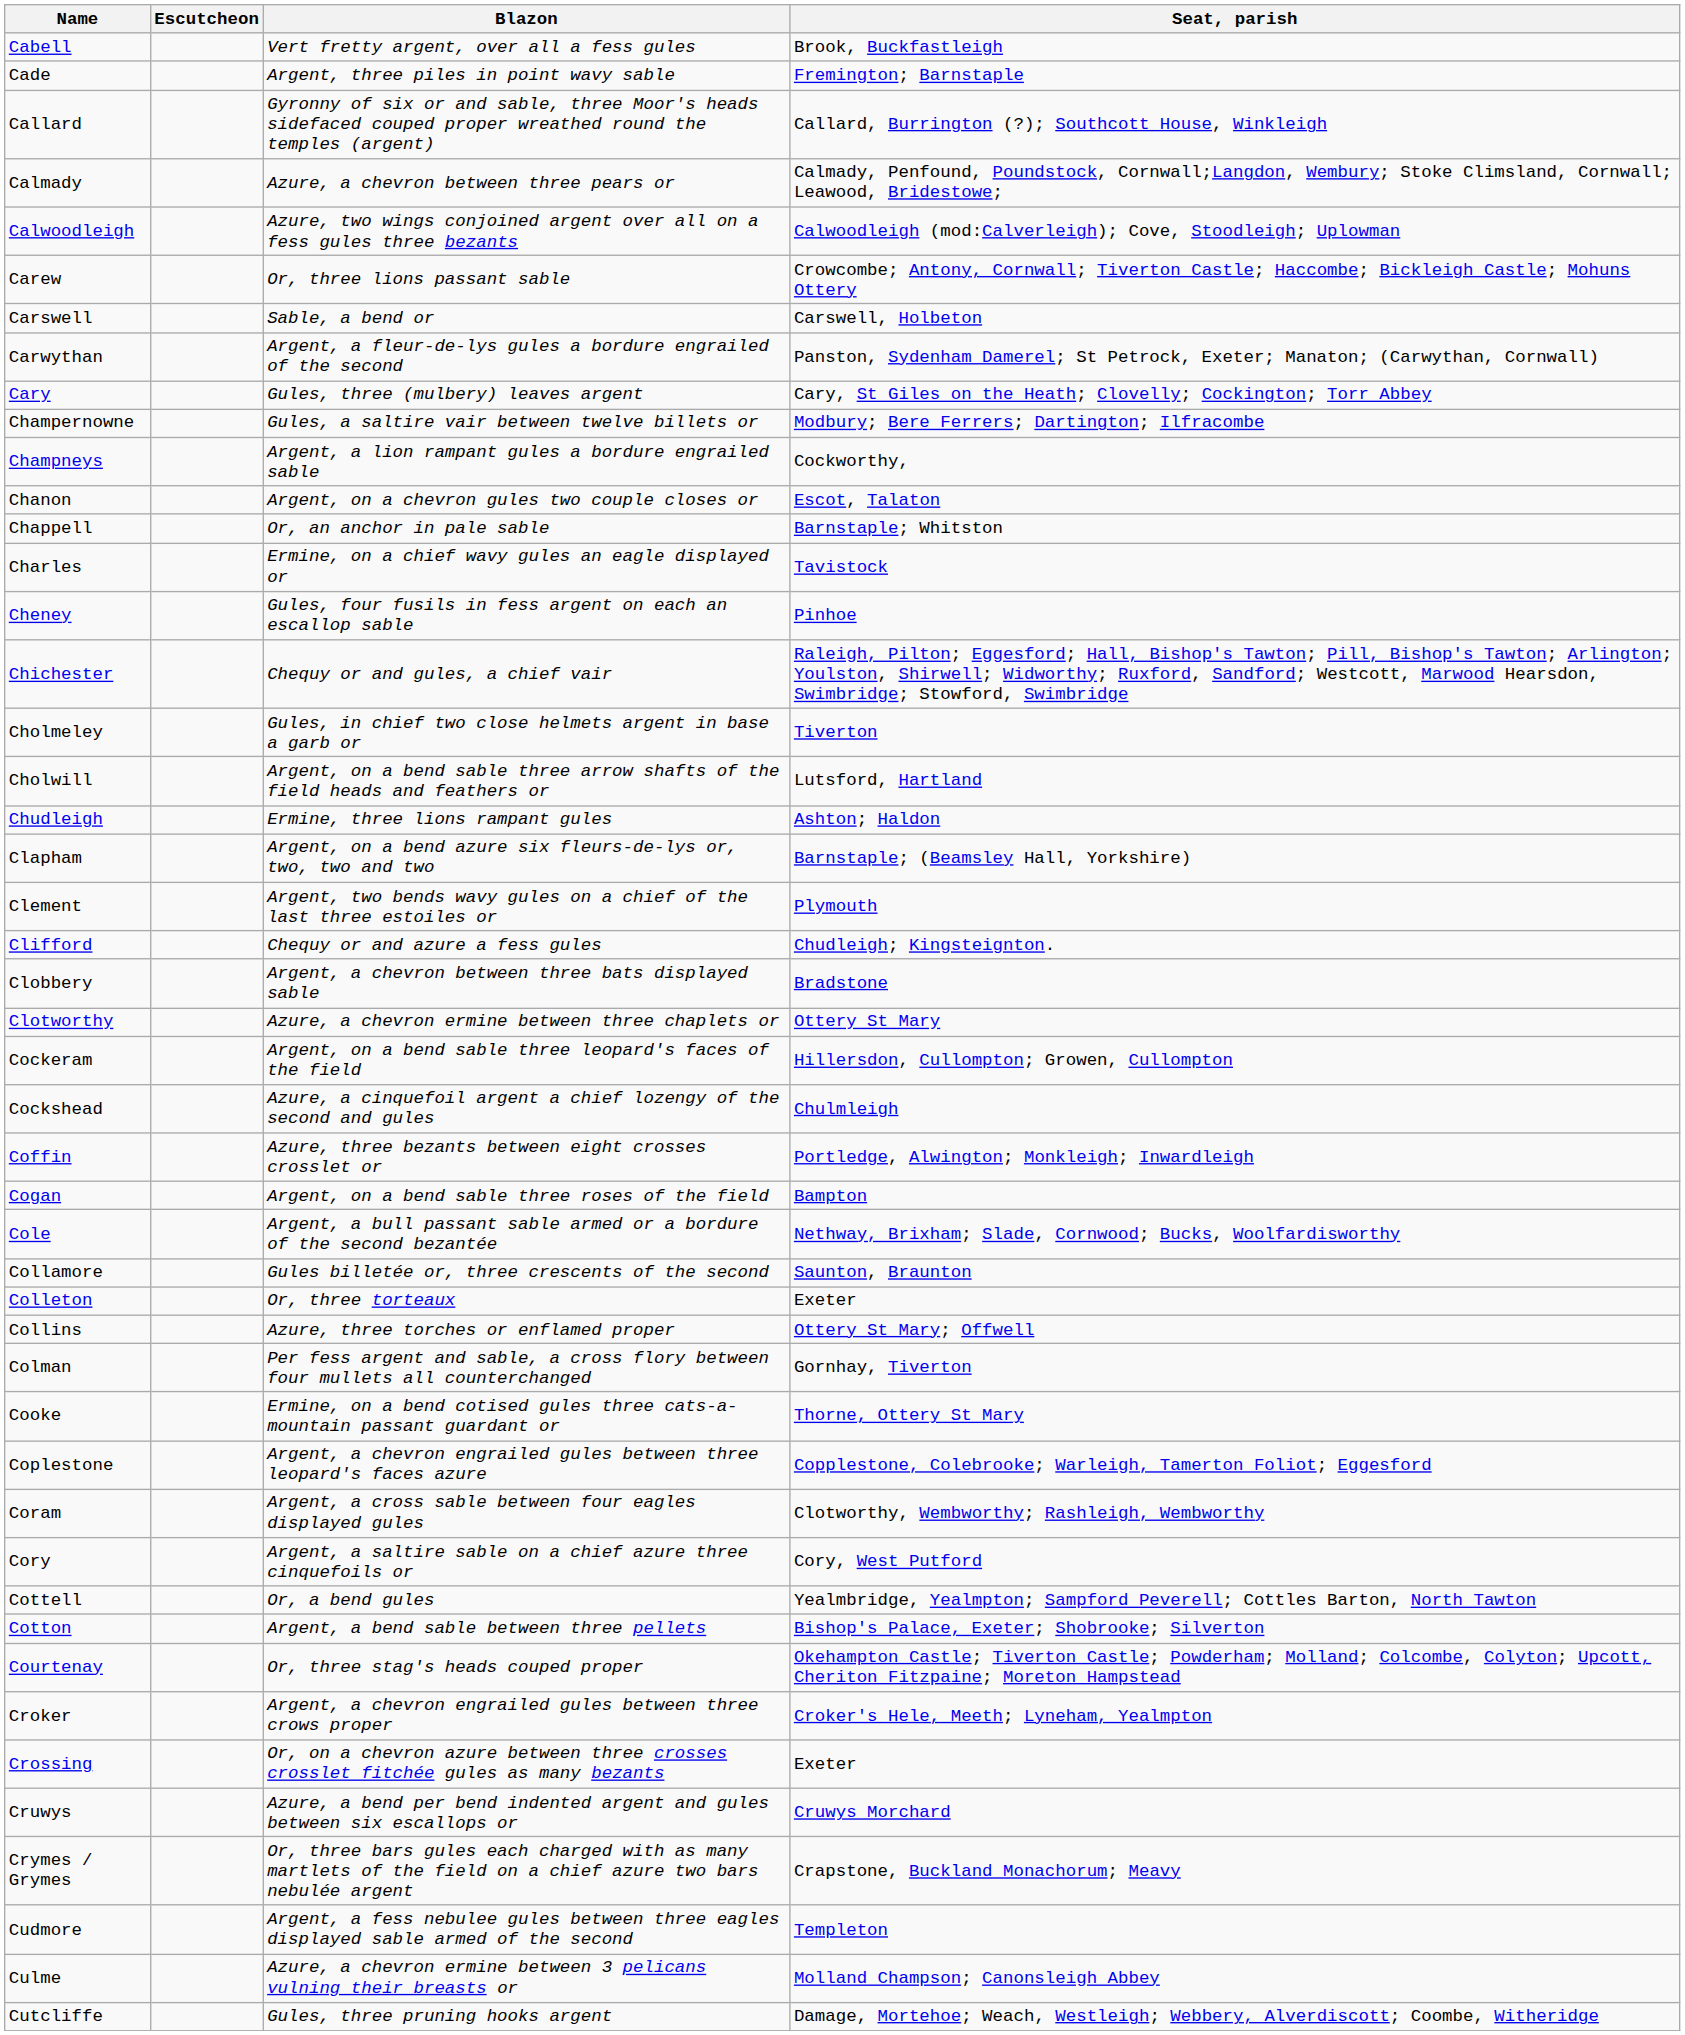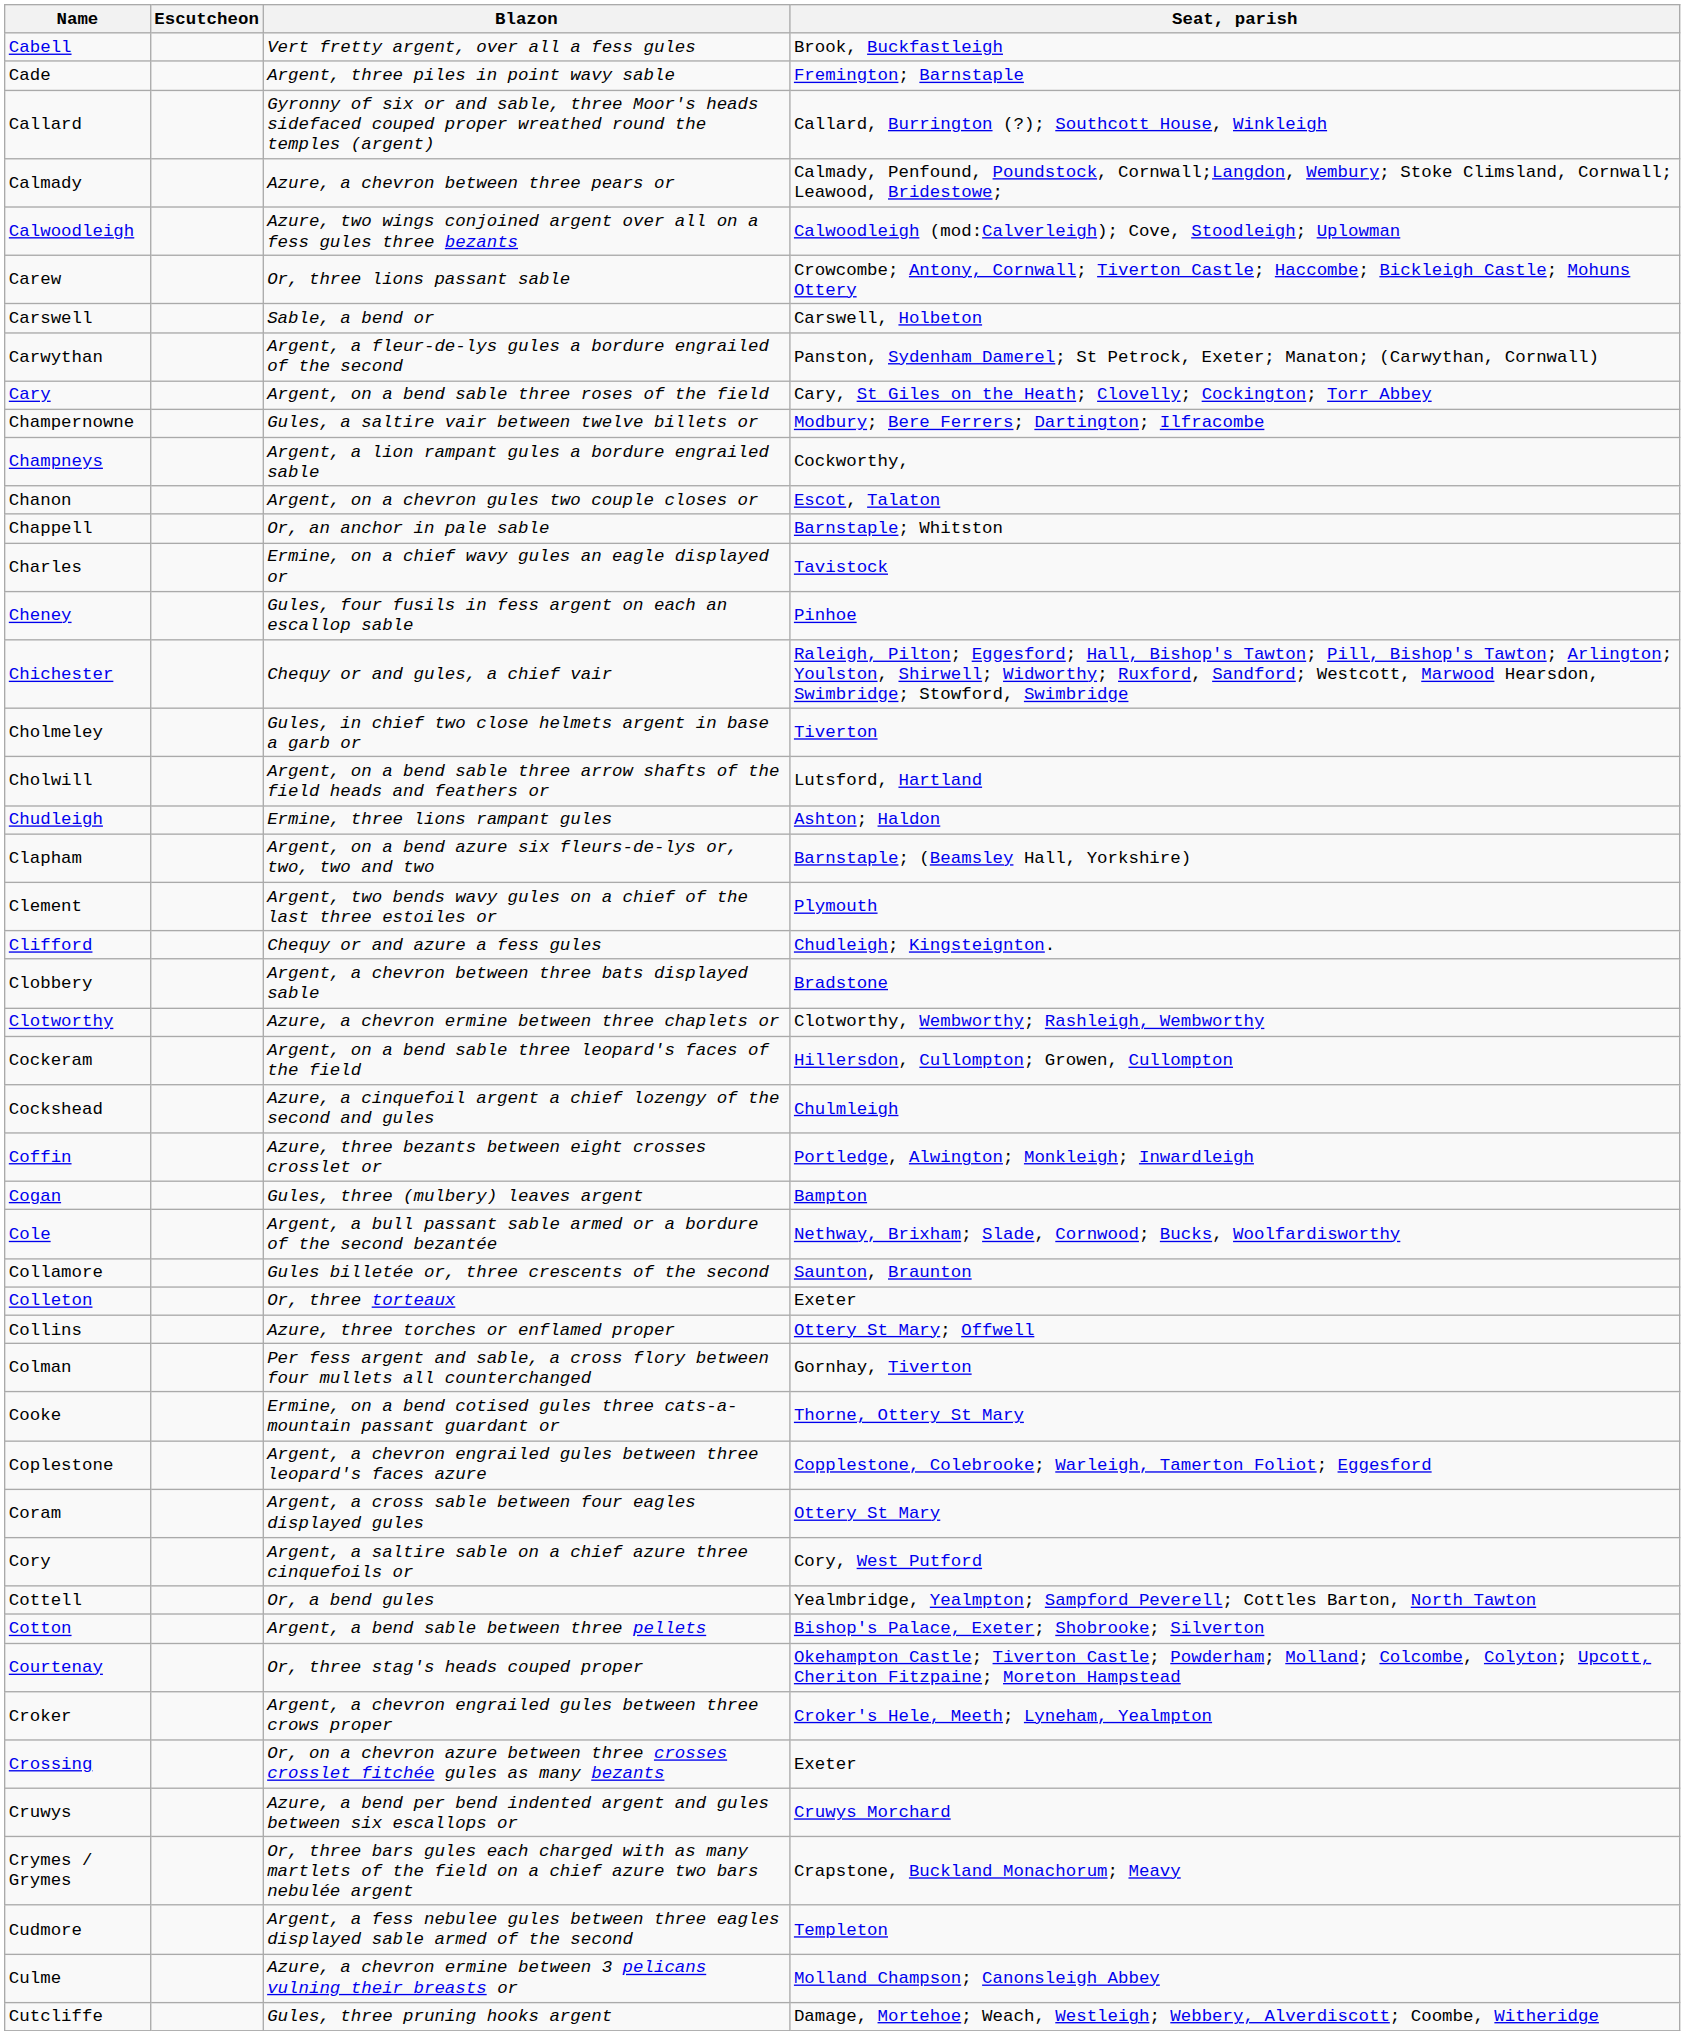(455, 395) Gules, three (mulbery) leaves argent -> (518, 395) Argent, on a bend sable three roses of the field
(867, 1022) Ottery St Mary -> (1029, 1022) Clotworthy, Wembworthy; Rashleigh, Wembworthy
(518, 1196) Argent, on a bend sable three roses of the field -> (455, 1196) Gules, three (mulbery) leaves argent
(1029, 1513) Clotworthy, Wembworthy; Rashleigh, Wembworthy -> (867, 1513) Ottery St Mary
